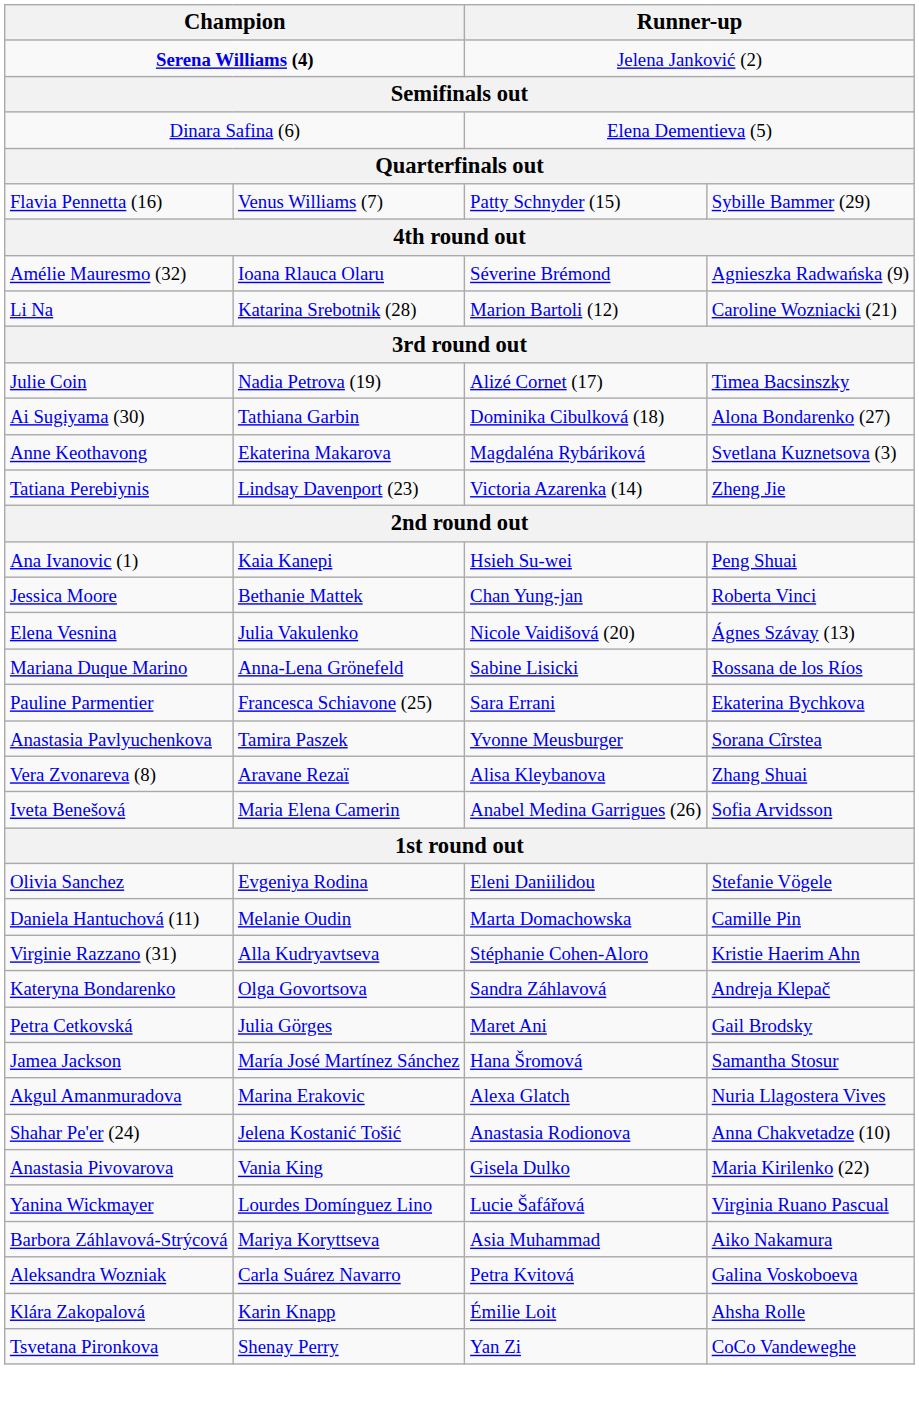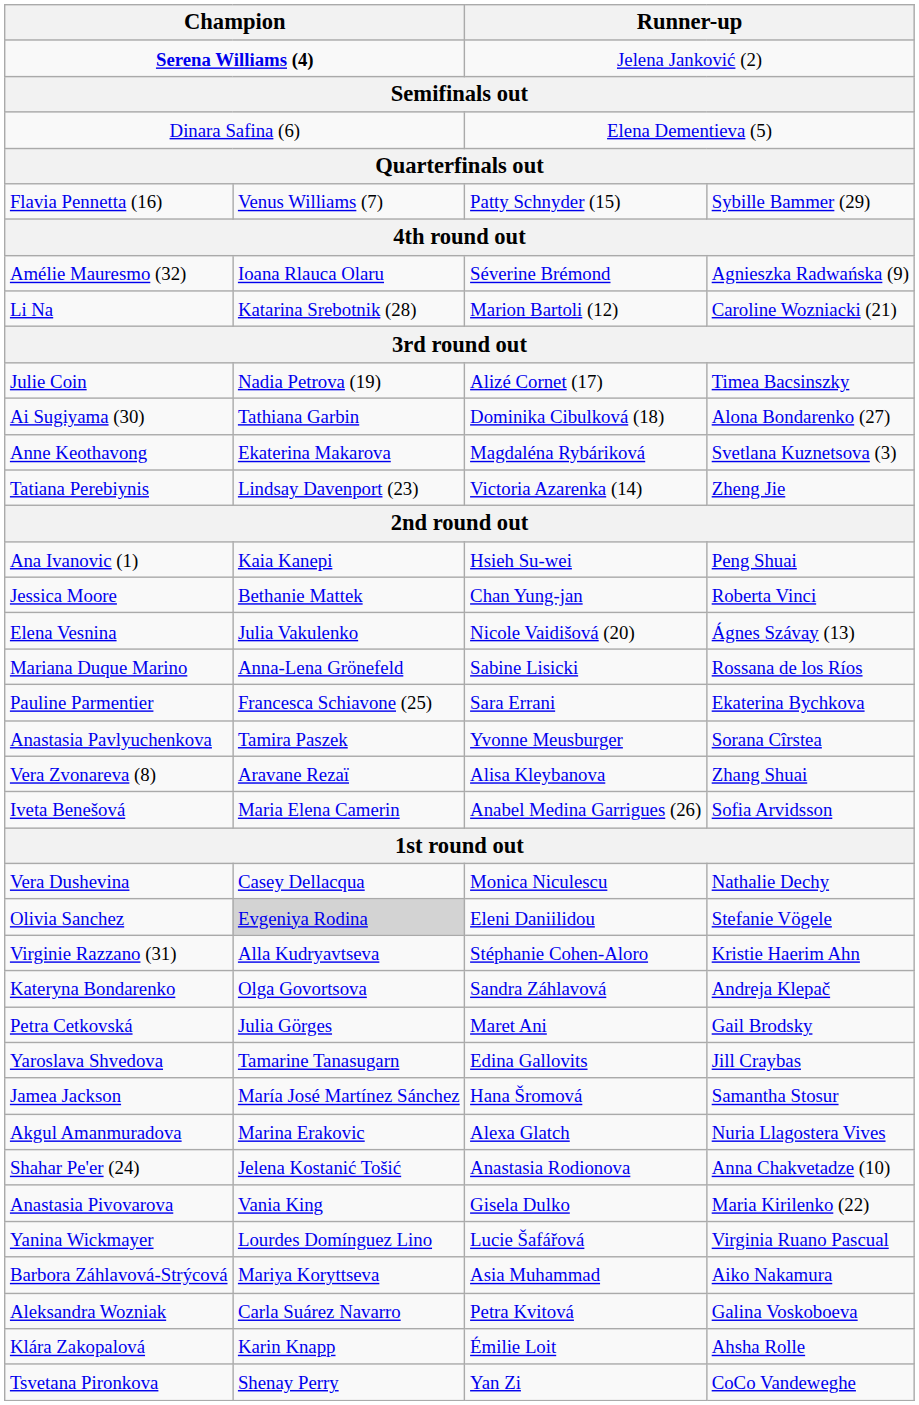+ row: (70, 882)
(303, 882) no background -> (303, 918) lightgrey background
- row: (105, 918)
+ row: (86, 1061)
